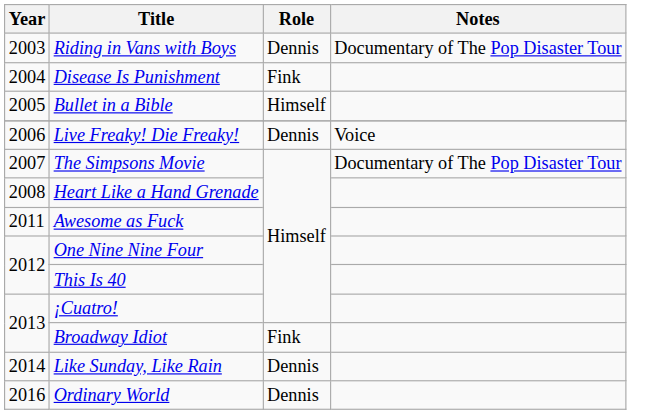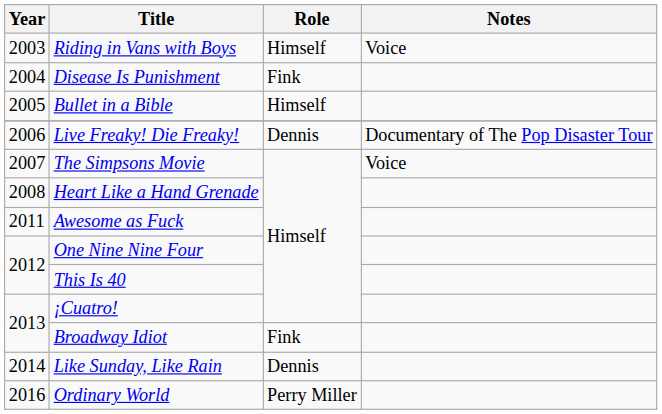(293, 47) Dennis -> (296, 47) Himself
(478, 47) Documentary of The Pop Disaster Tour -> (386, 47) Voice
(355, 134) Voice -> (509, 134) Documentary of The Pop Disaster Tour
(478, 163) Documentary of The Pop Disaster Tour -> (386, 163) Voice
(293, 395) Dennis -> (312, 395) Perry Miller
